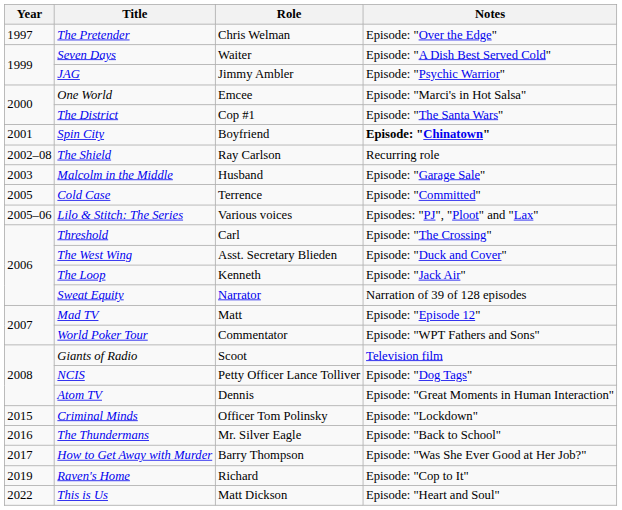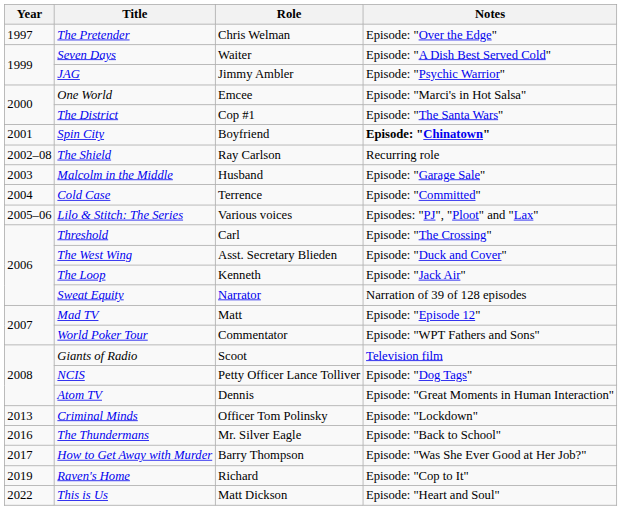(20, 194) 2005 -> (20, 194) 2004
(20, 415) 2015 -> (20, 415) 2013
